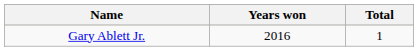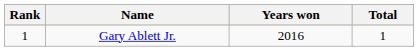+ column: (25, 14)
